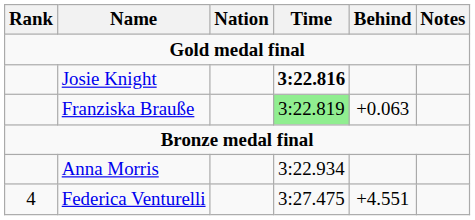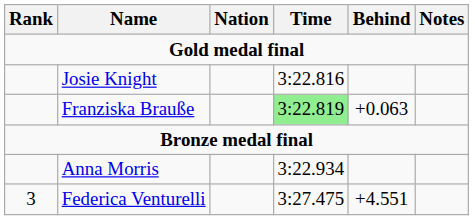(311, 79) bold -> (311, 79) normal
(31, 199) 4 -> (31, 199) 3
